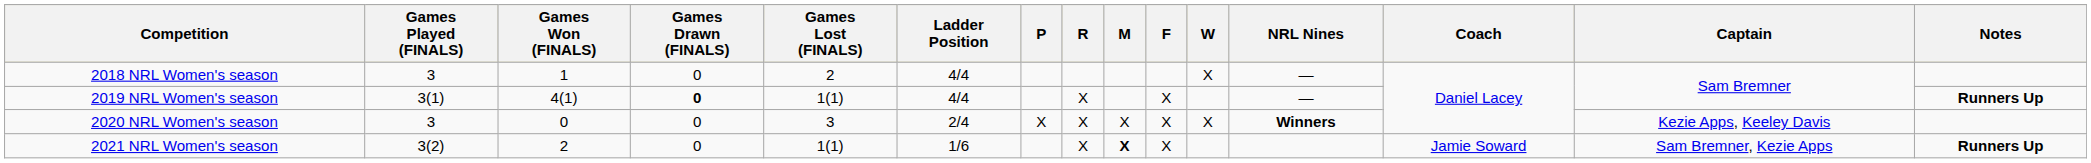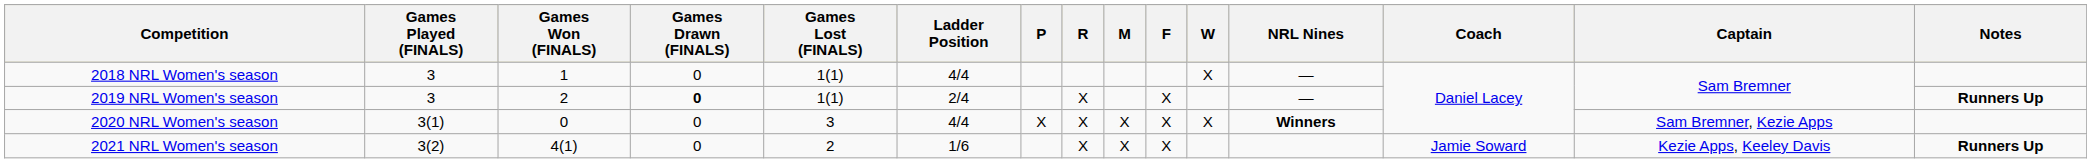(830, 74) 2 -> (830, 74) 1(1)
(431, 98) 3(1) -> (431, 98) 3
(564, 98) 4(1) -> (564, 98) 2
(959, 98) 4/4 -> (959, 98) 2/4
(431, 122) 3 -> (431, 122) 3(1)
(959, 122) 2/4 -> (959, 122) 4/4
(1744, 122) Kezie Apps, Keeley Davis -> (1744, 122) Sam Bremner, Kezie Apps
(564, 146) 2 -> (564, 146) 4(1)
(830, 146) 1(1) -> (830, 146) 2
(1125, 146) bold -> (1125, 146) normal
(1744, 146) Sam Bremner, Kezie Apps -> (1744, 146) Kezie Apps, Keeley Davis
